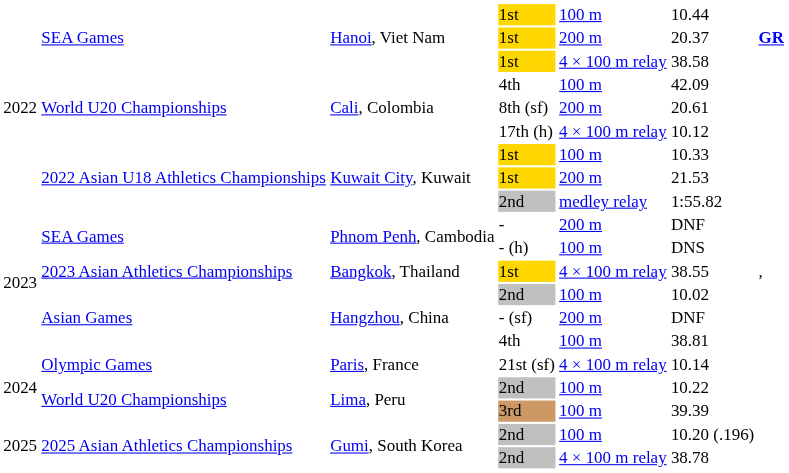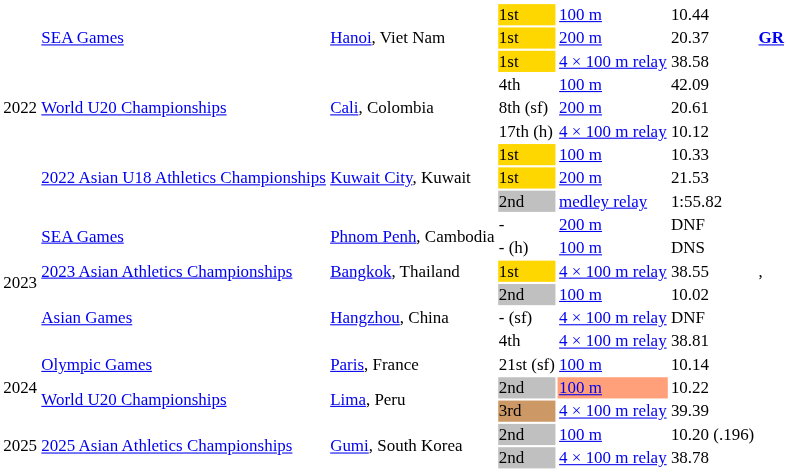(581, 317) 200 m -> (613, 317) 4 × 100 m relay
(581, 341) 100 m -> (613, 341) 4 × 100 m relay
(613, 364) 4 × 100 m relay -> (581, 364) 100 m
(581, 387) no background -> (581, 387) lightsalmon background
(581, 411) 100 m -> (613, 411) 4 × 100 m relay
